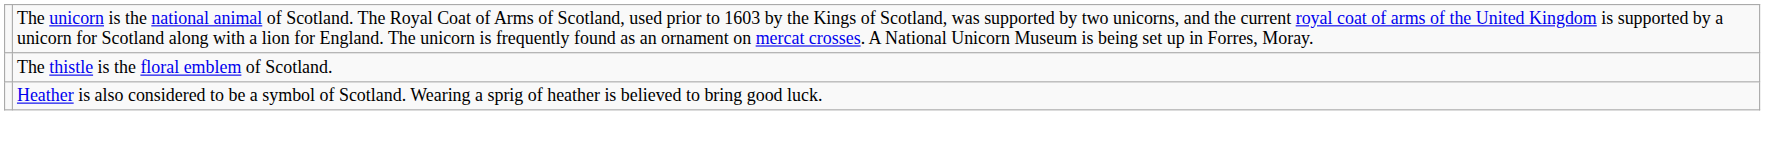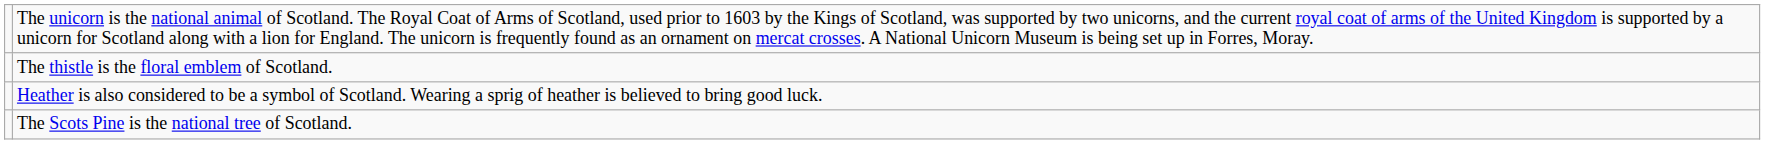+ row: (184, 124)
